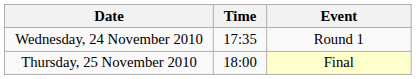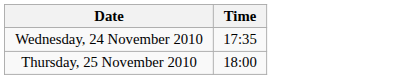- column: (339, 16)
